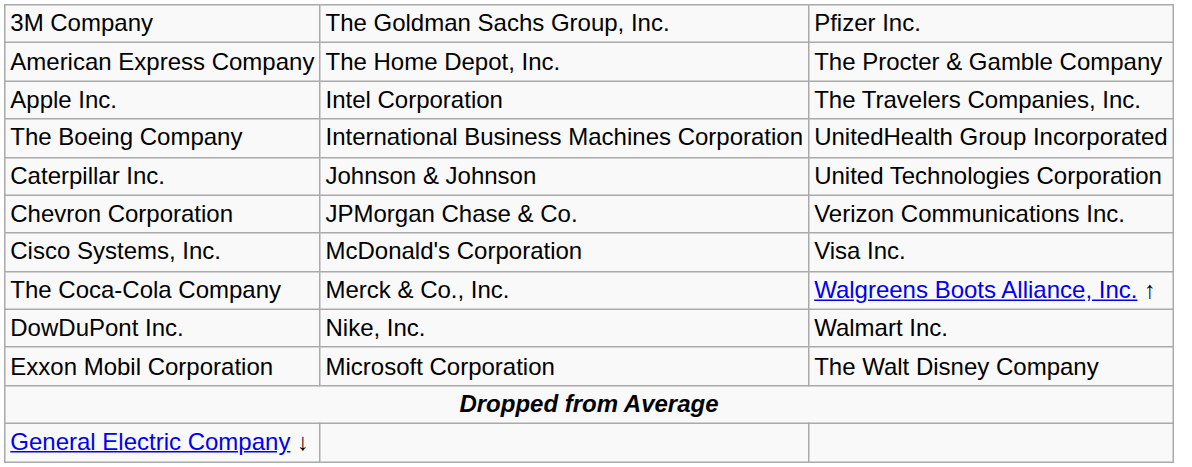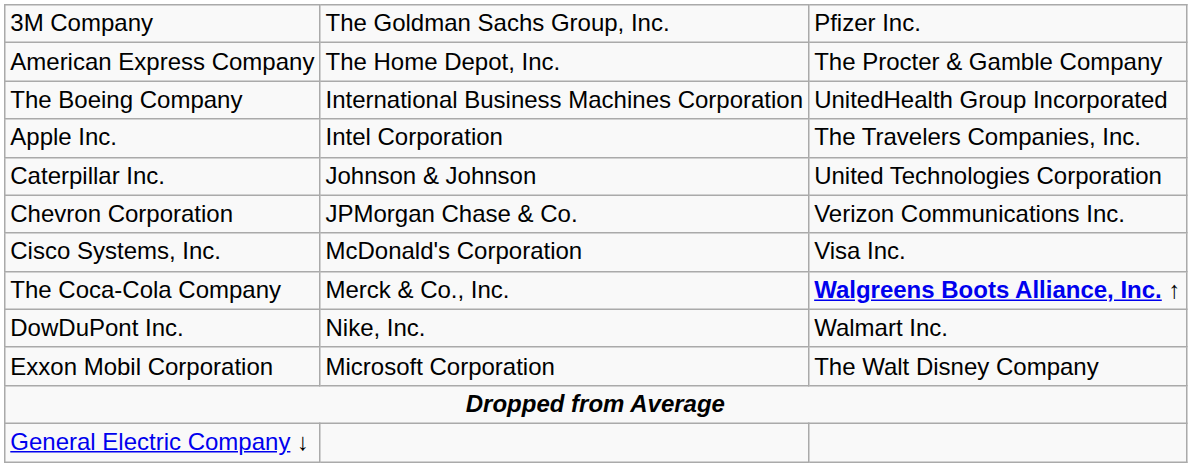rows swapped: (64, 99) <-> (126, 137)
(985, 289) normal -> (997, 289) bold
